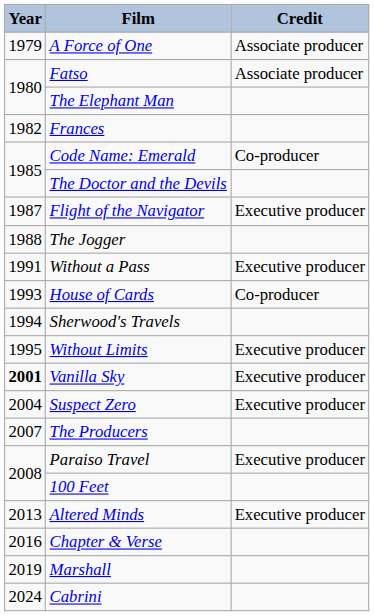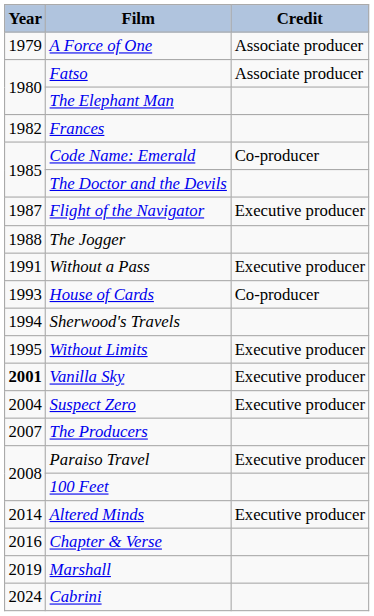(25, 514) 2013 -> (25, 514) 2014
